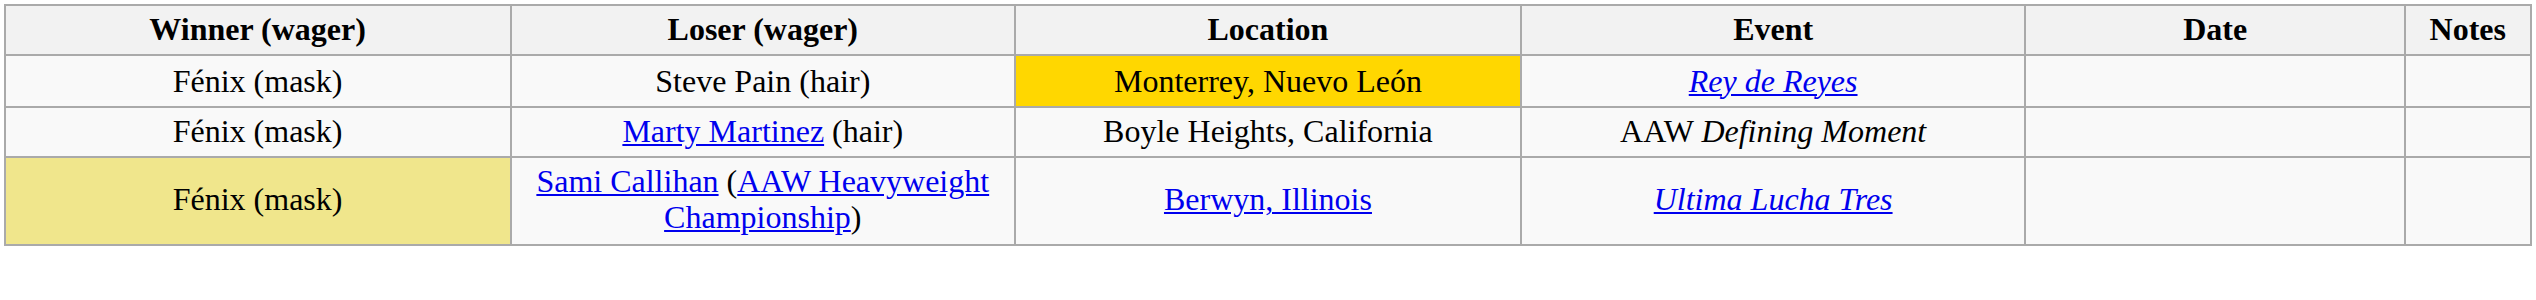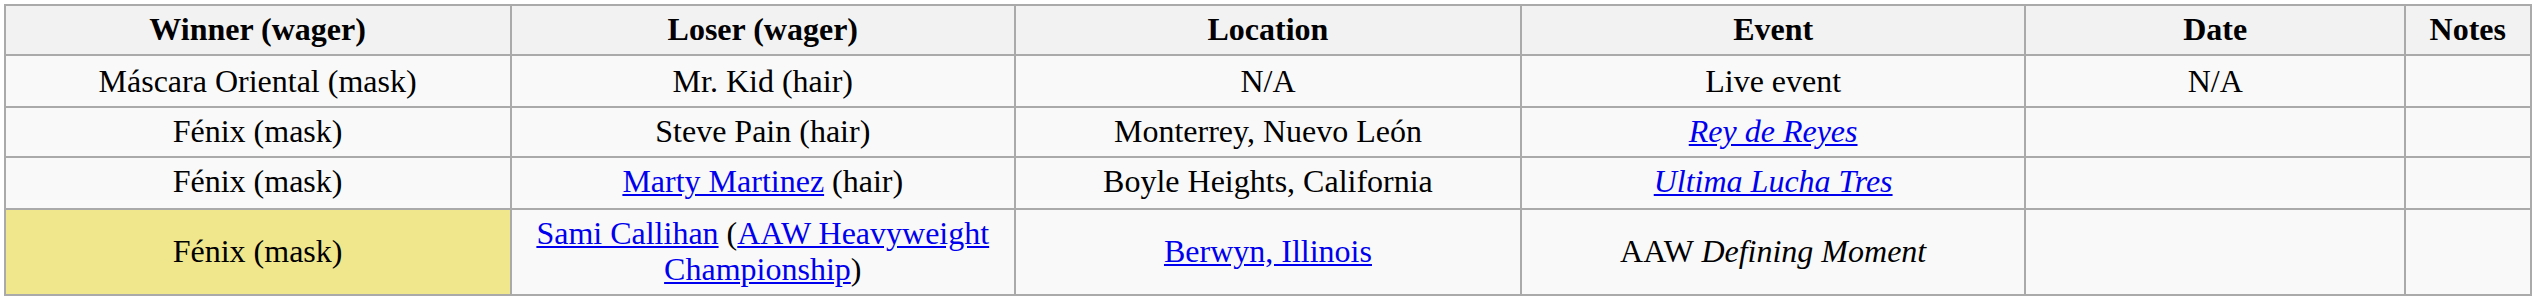+ row: (763, 80)
(1268, 80) gold background -> (1268, 131) no background
(1773, 131) AAW Defining Moment -> (1773, 182) Ultima Lucha Tres
(1773, 200) Ultima Lucha Tres -> (1773, 250) AAW Defining Moment
